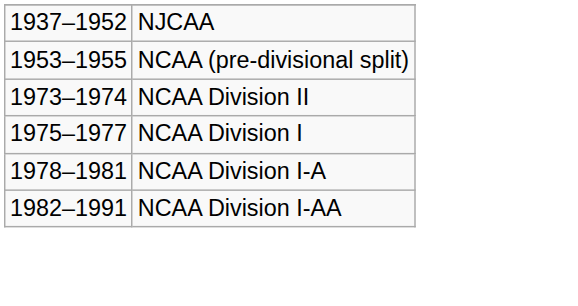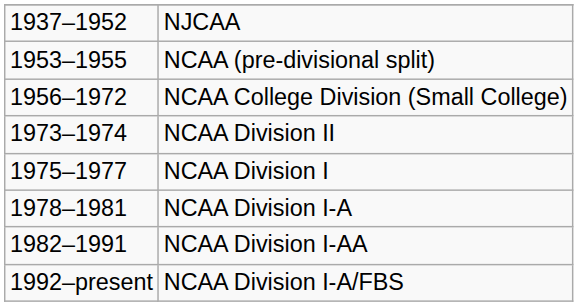+ row: (366, 97)
+ row: (284, 282)
